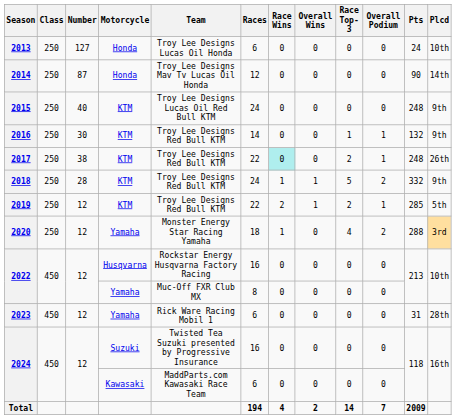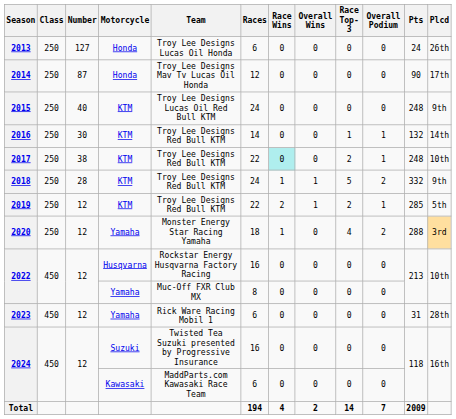(439, 48) 10th -> (439, 48) 26th
(439, 76) 14th -> (439, 76) 17th
(439, 136) 9th -> (439, 136) 14th
(439, 159) 26th -> (439, 159) 10th
